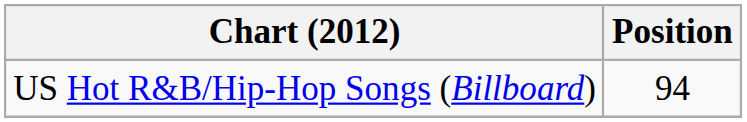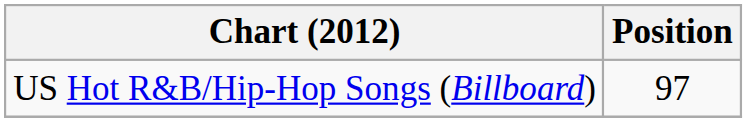(672, 87) 94 -> (672, 87) 97
